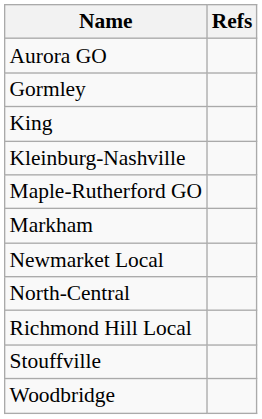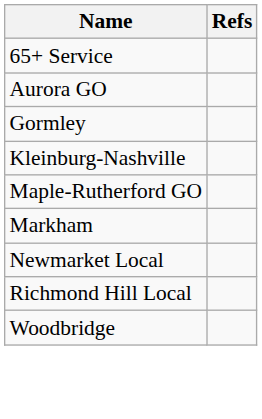+ row: (61, 55)
- row: (31, 123)
- row: (70, 293)
- row: (55, 361)
